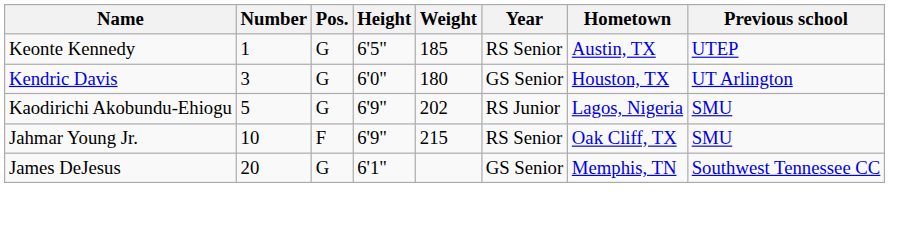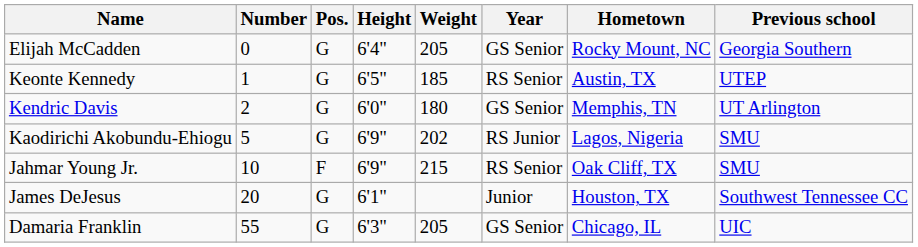+ row: (75, 49)
(245, 78) 3 -> (245, 108) 2
(621, 78) Houston, TX -> (624, 108) Memphis, TN
(524, 167) GS Senior -> (509, 197) Junior
(624, 167) Memphis, TN -> (621, 197) Houston, TX
+ row: (75, 227)
